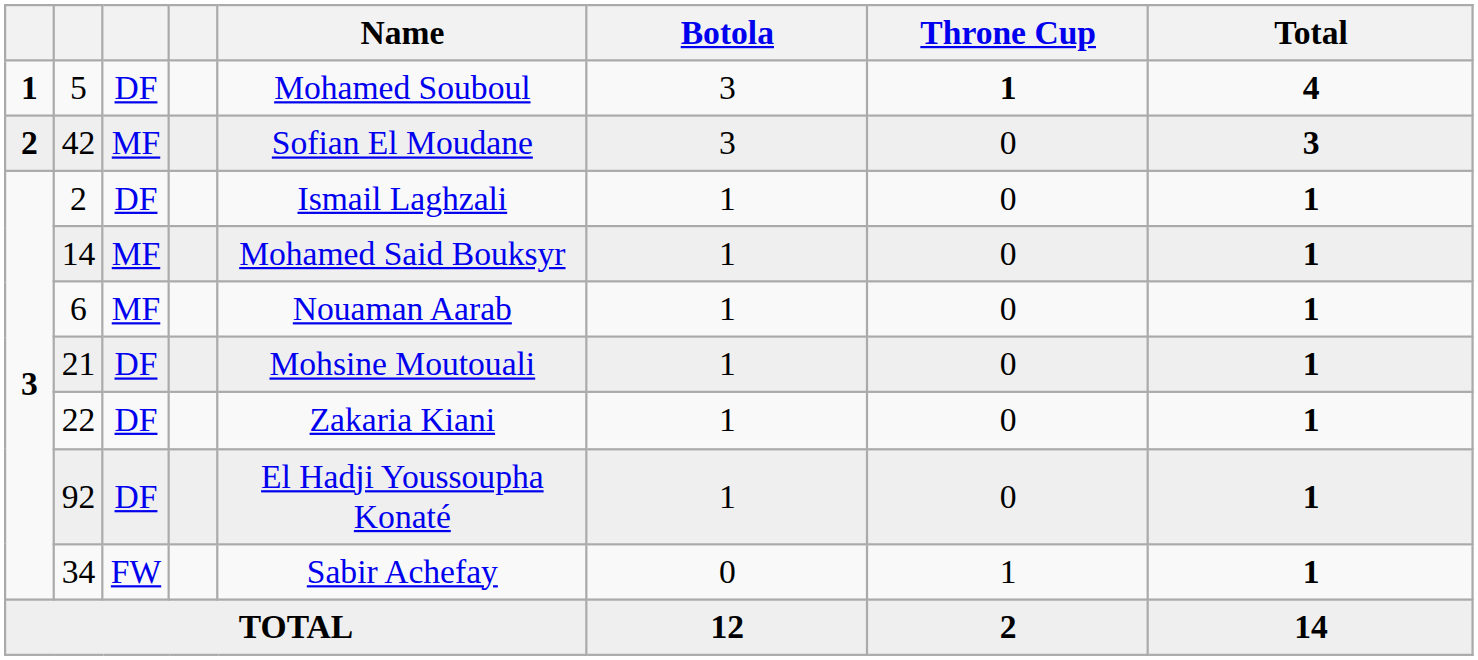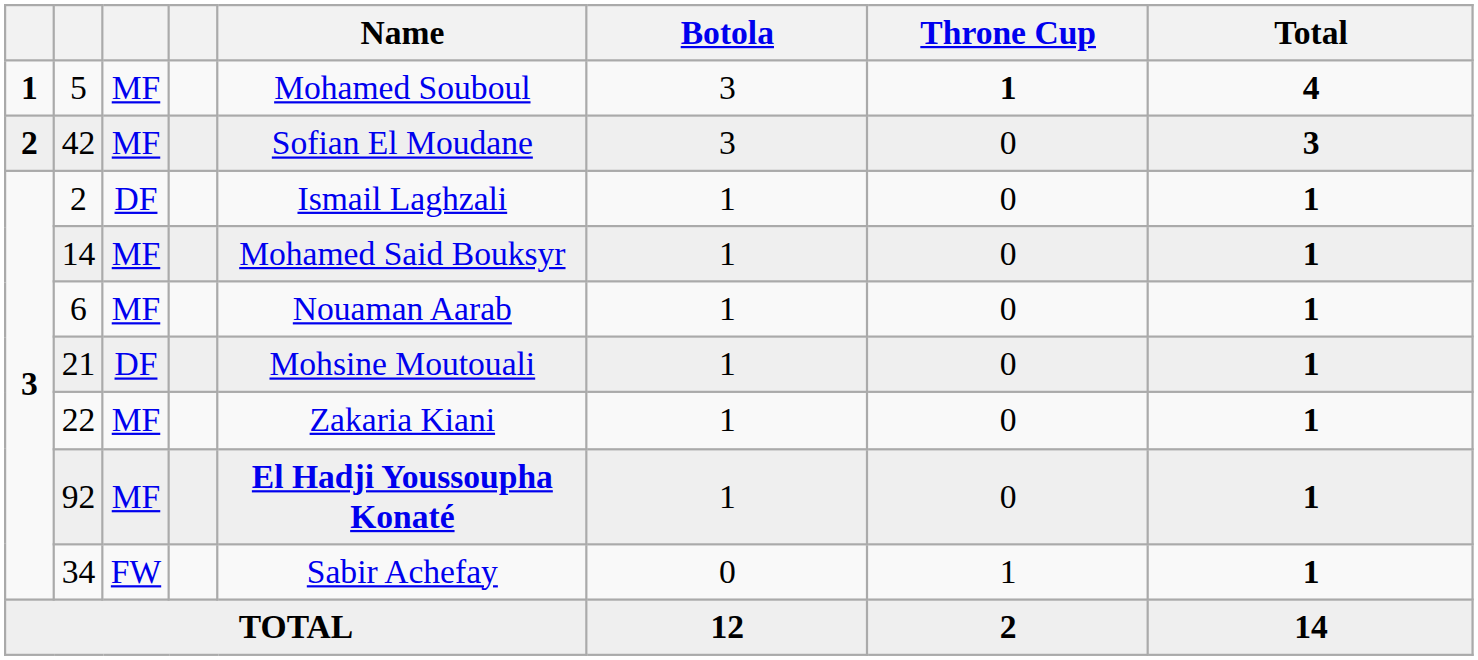(136, 87) DF -> (136, 87) MF
(136, 420) DF -> (136, 420) MF
(136, 495) DF -> (136, 495) MF
(402, 495) normal -> (402, 495) bold
